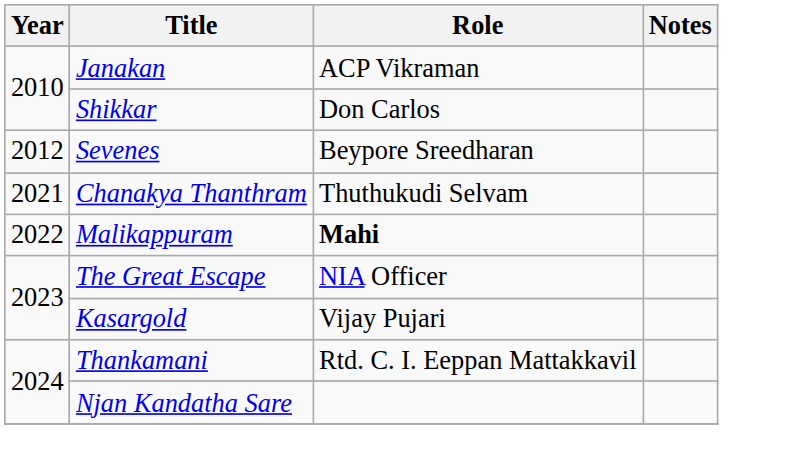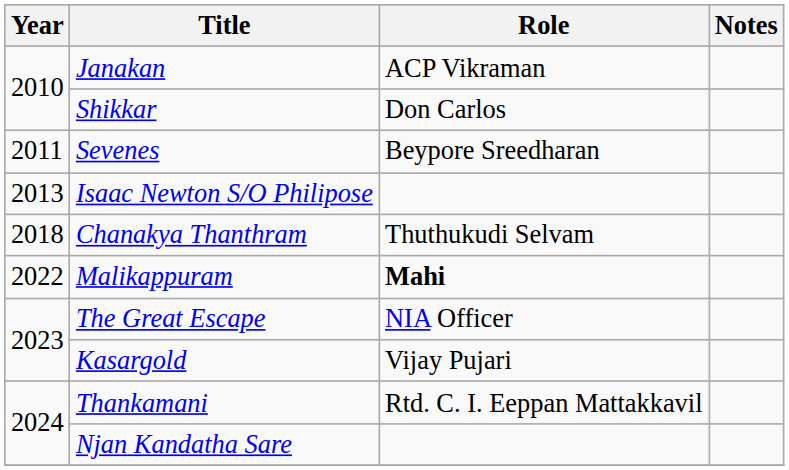(37, 151) 2012 -> (37, 151) 2011
+ row: (224, 192)
(37, 192) 2021 -> (37, 234) 2018
